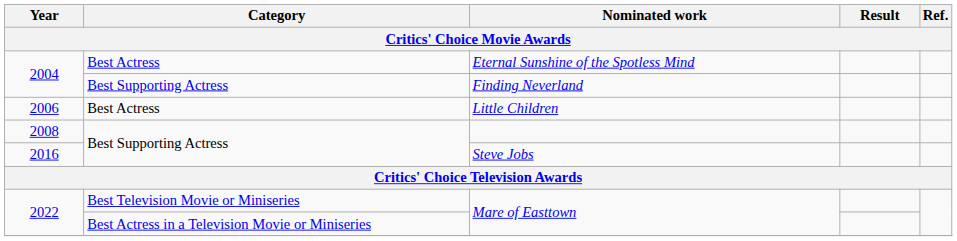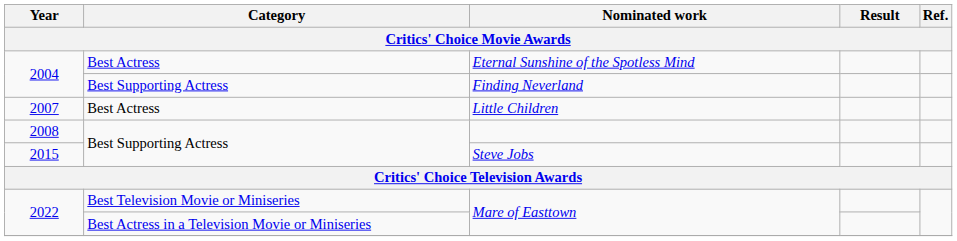(44, 108) 2006 -> (44, 108) 2007
(44, 154) 2016 -> (44, 154) 2015
